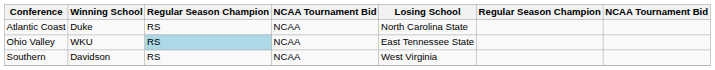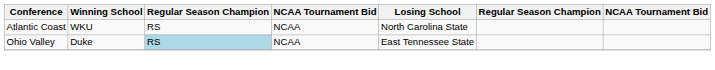(81, 27) Duke -> (81, 27) WKU
(81, 42) WKU -> (81, 42) Duke
- row: (26, 57)
